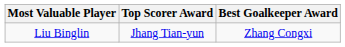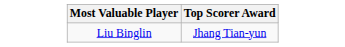- column: (278, 13)
